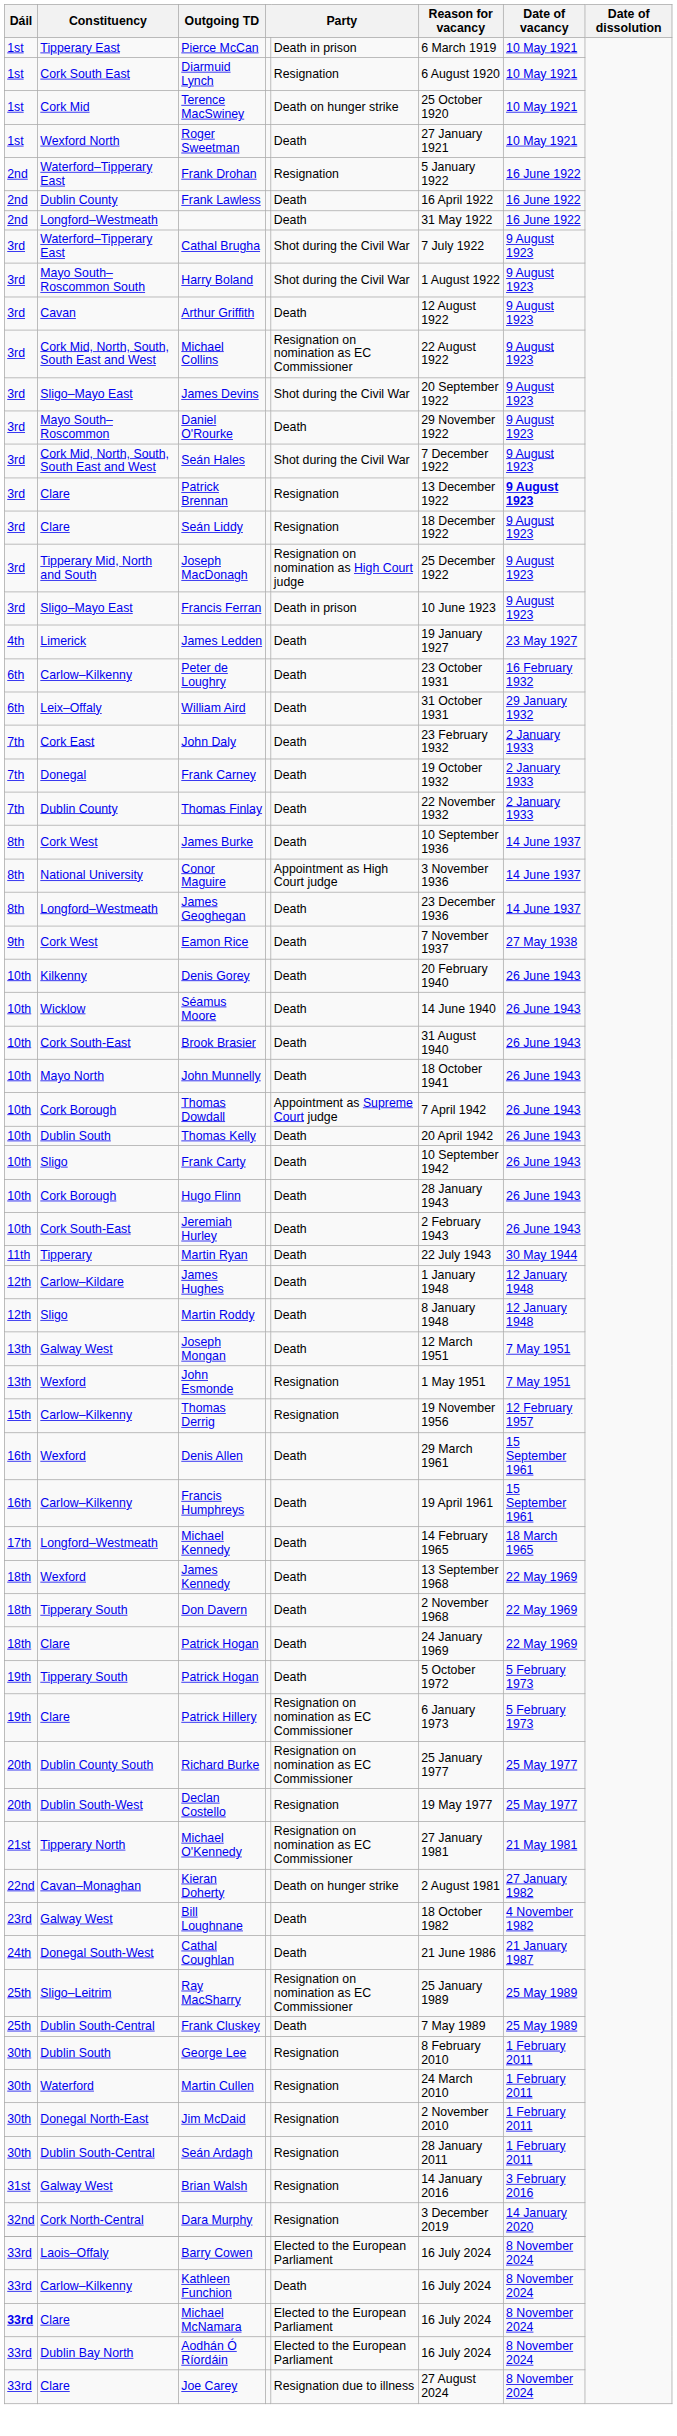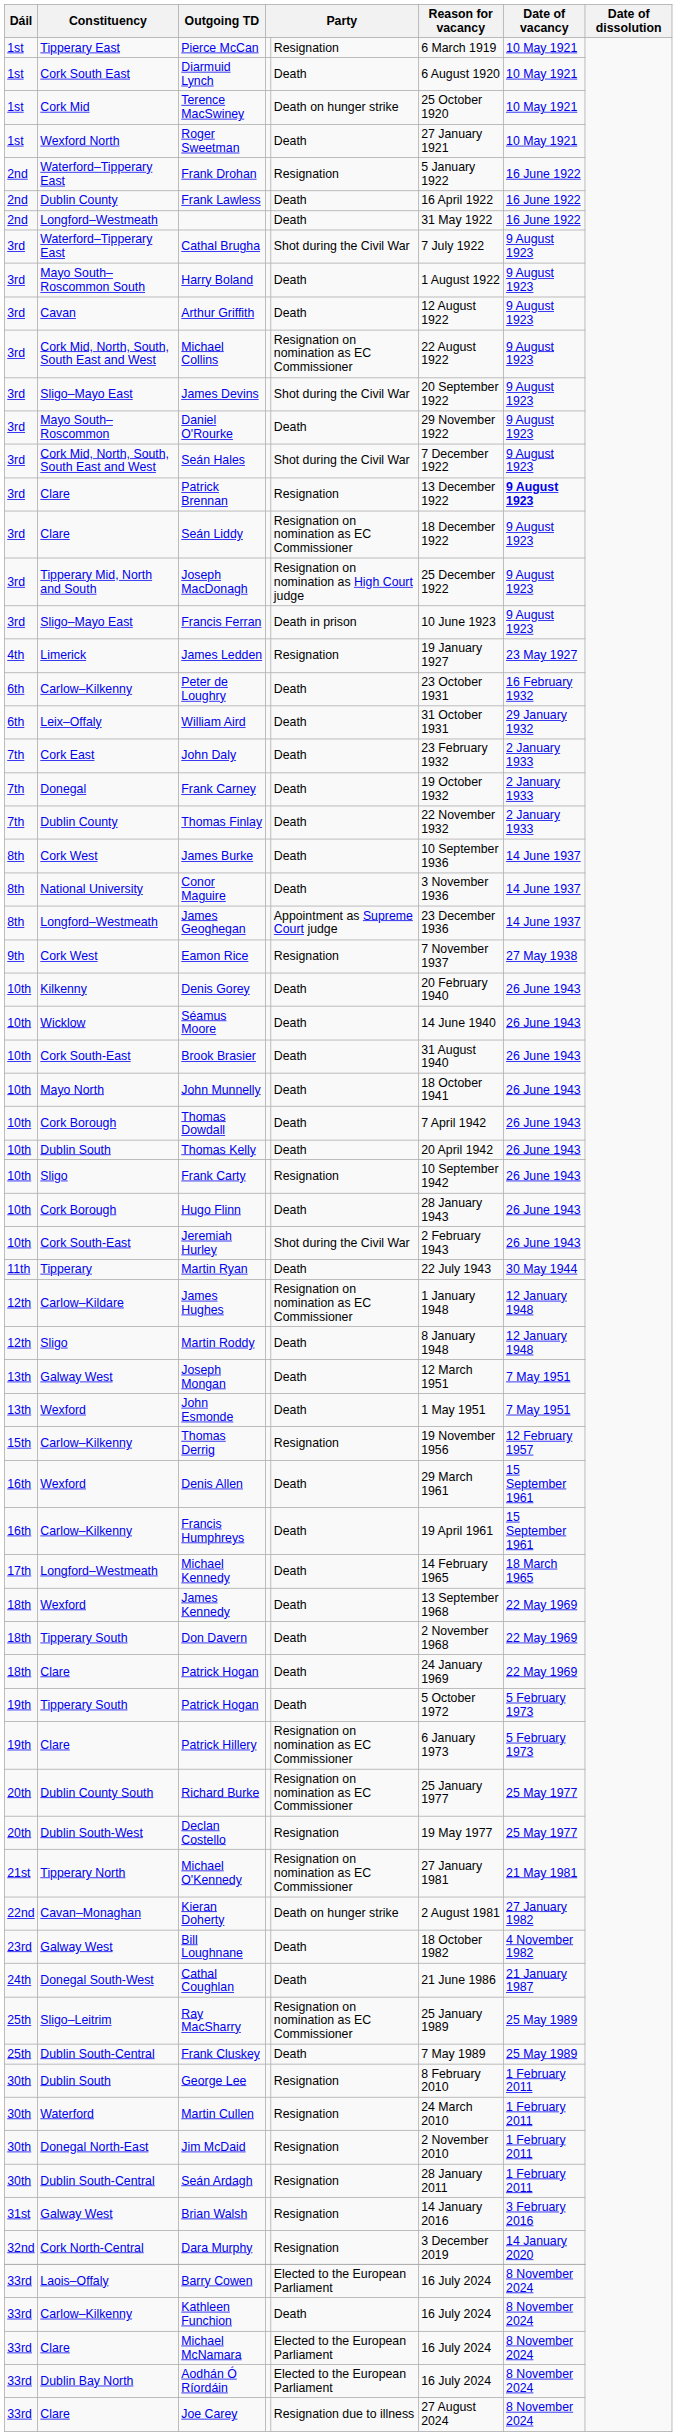(315, 47) Death in prison -> (306, 47) Resignation
(306, 74) Resignation -> (290, 74) Death
(342, 280) Shot during the Civil War -> (290, 280) Death
(306, 527) Resignation -> (322, 534) Resignation on nomination as EC Commissioner
(290, 641) Death -> (306, 655) Resignation
(331, 875) Appointment as High Court judge -> (290, 889) Death
(290, 909) Death -> (343, 922) Appointment as Supreme Court judge
(290, 942) Death -> (306, 956) Resignation
(343, 1109) Appointment as Supreme Court judge -> (290, 1123) Death
(290, 1162) Death -> (306, 1176) Resignation
(290, 1229) Death -> (342, 1243) Shot during the Civil War
(290, 1282) Death -> (322, 1302) Resignation on nomination as EC Commissioner
(306, 1382) Resignation -> (290, 1410) Death
(20, 2320) bold -> (20, 2347) normal
